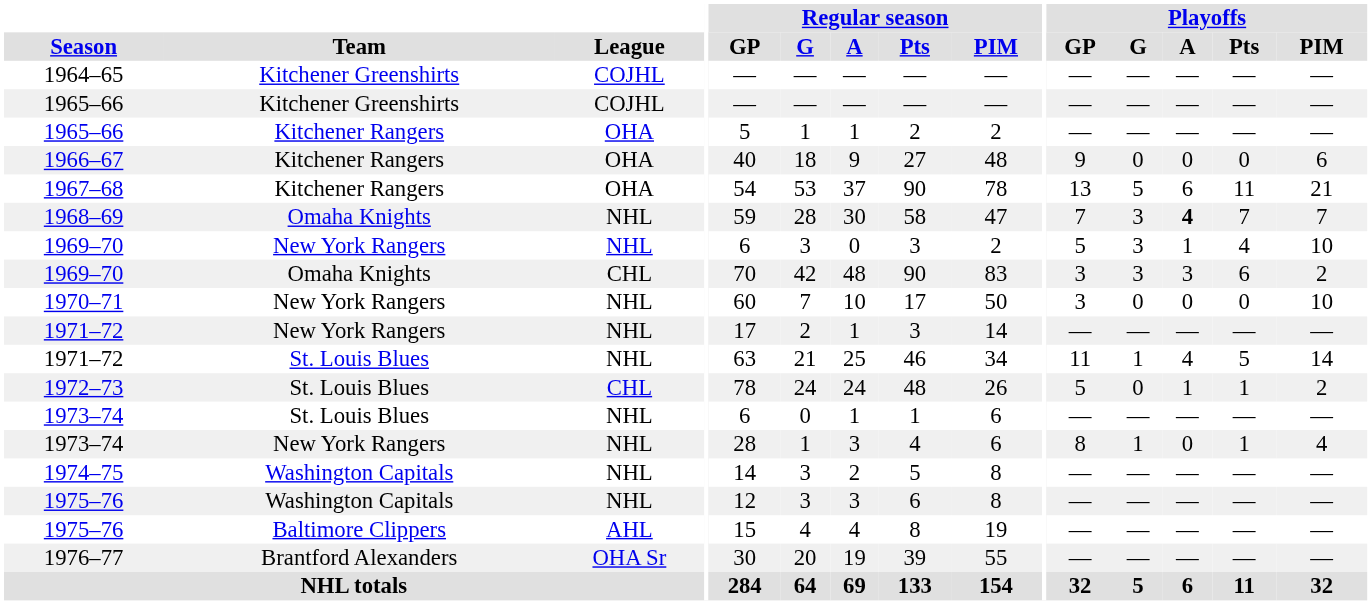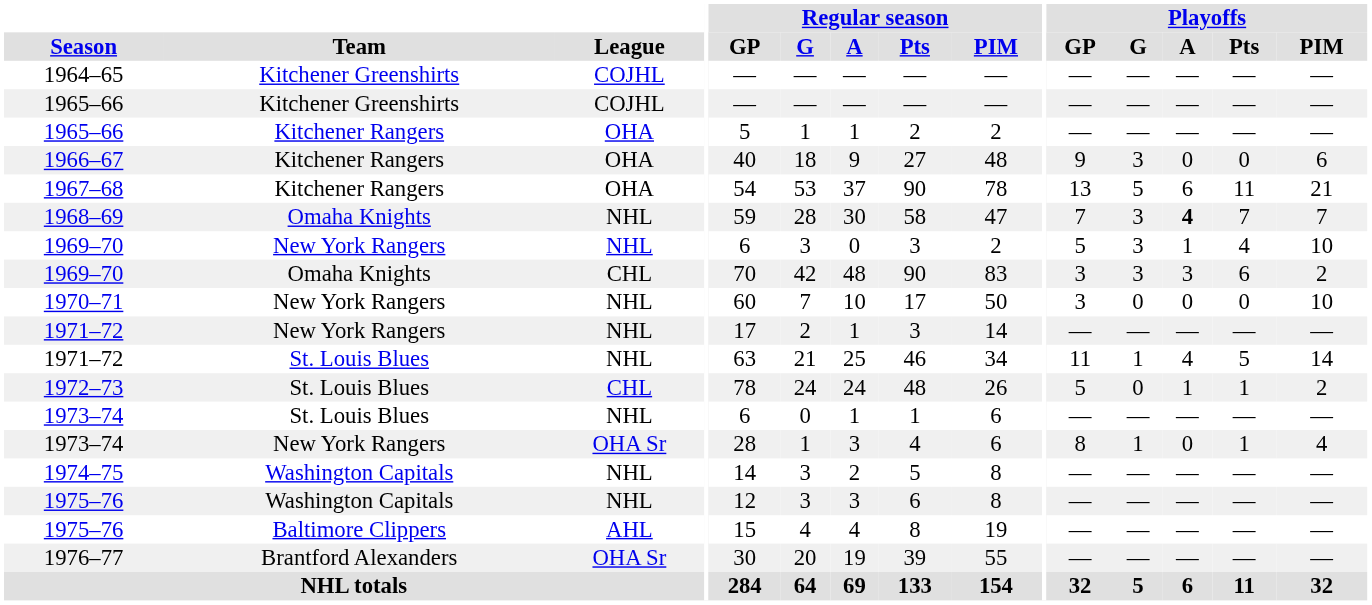(1138, 159) 0 -> (1138, 159) 3
(629, 443) NHL -> (629, 443) OHA Sr
